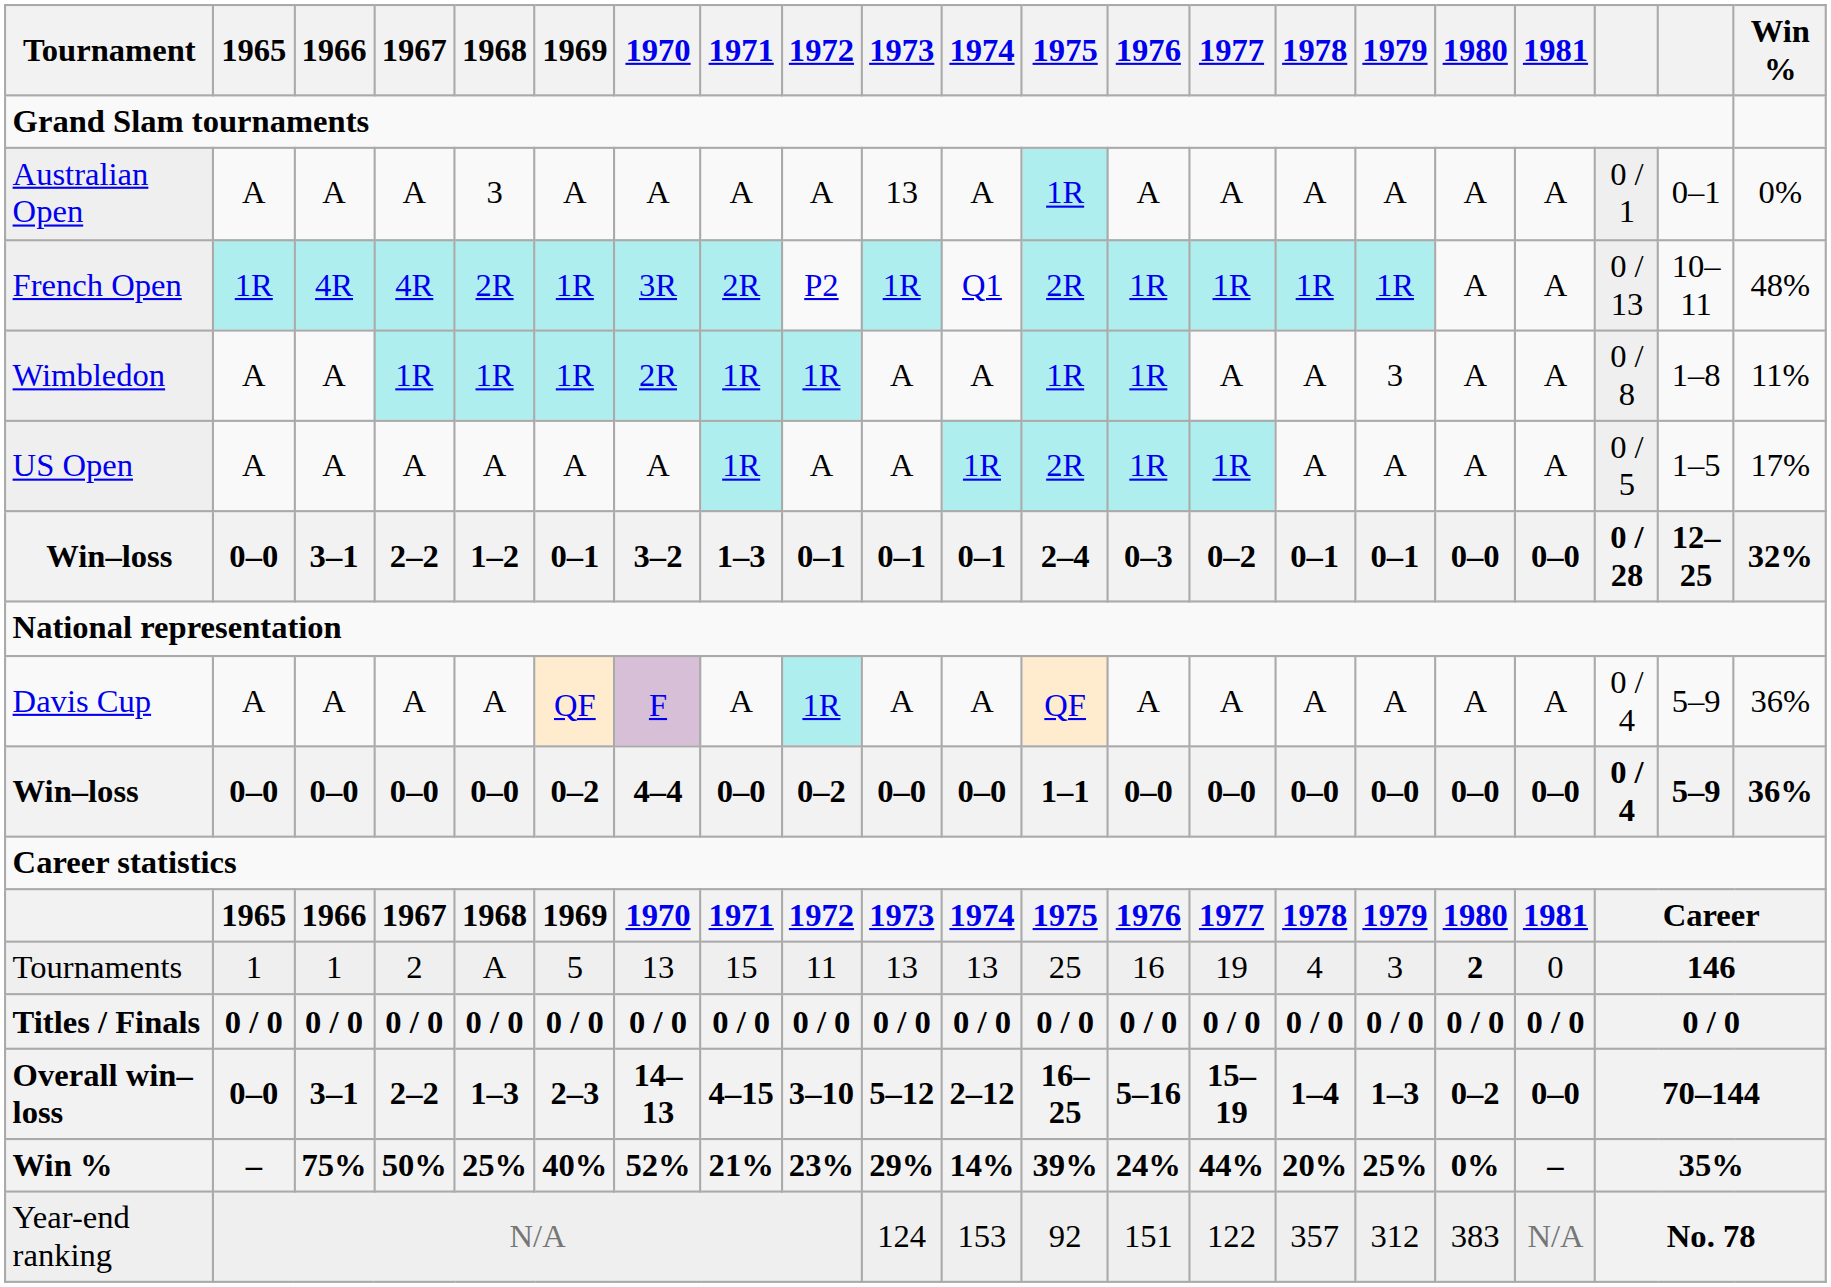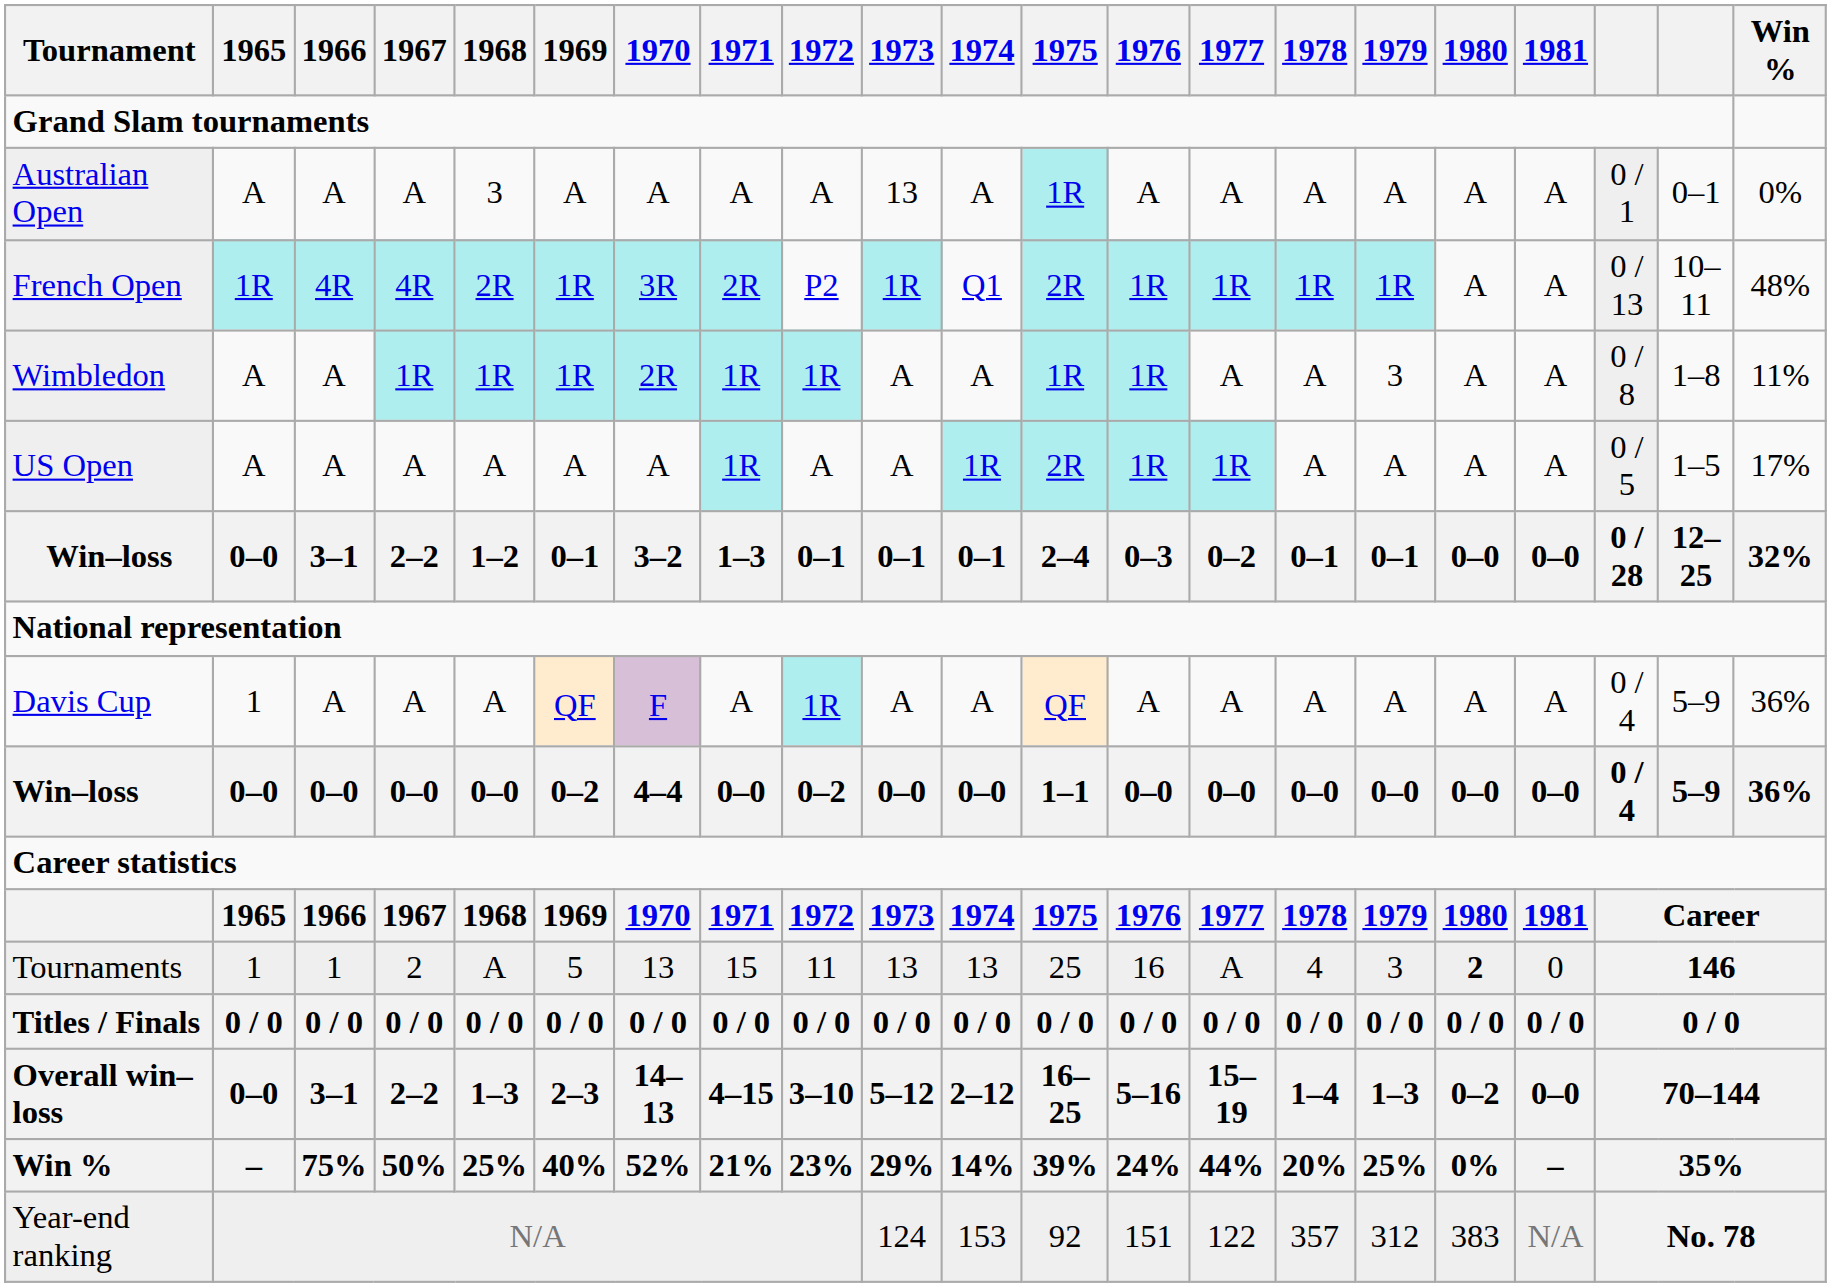(254, 699) A -> (254, 699) 1
(1231, 967) 19 -> (1232, 967) A
